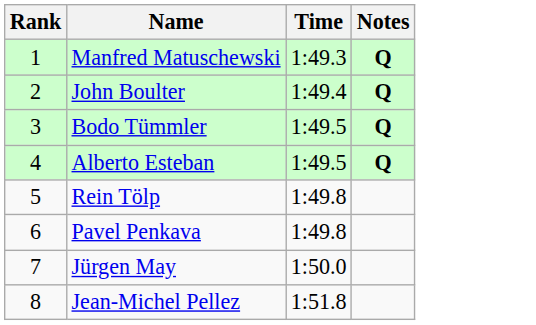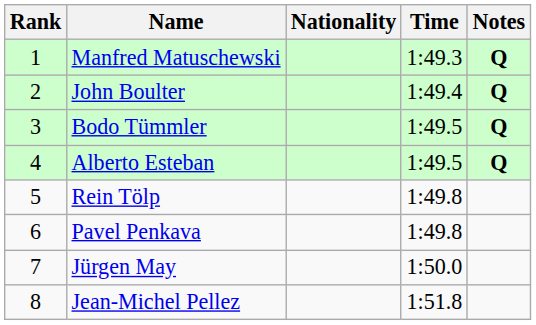+ column: (344, 22)
